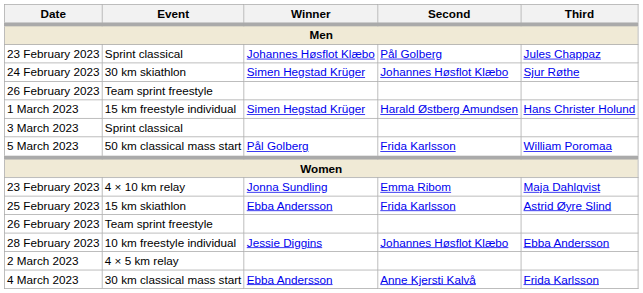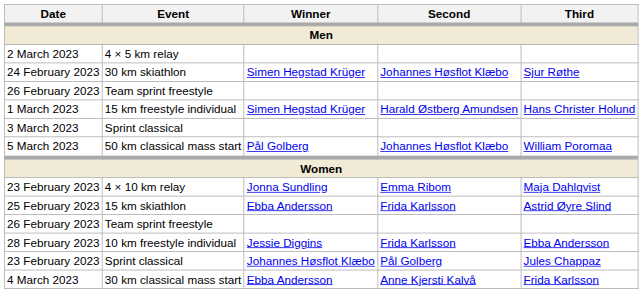rows swapped: (53, 54) <-> (43, 261)
(418, 147) Frida Karlsson -> (444, 147) Johannes Høsflot Klæbo
(444, 242) Johannes Høsflot Klæbo -> (418, 242) Frida Karlsson
